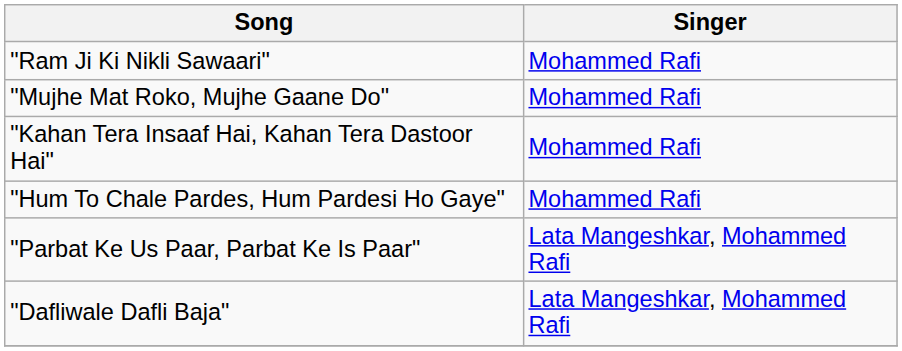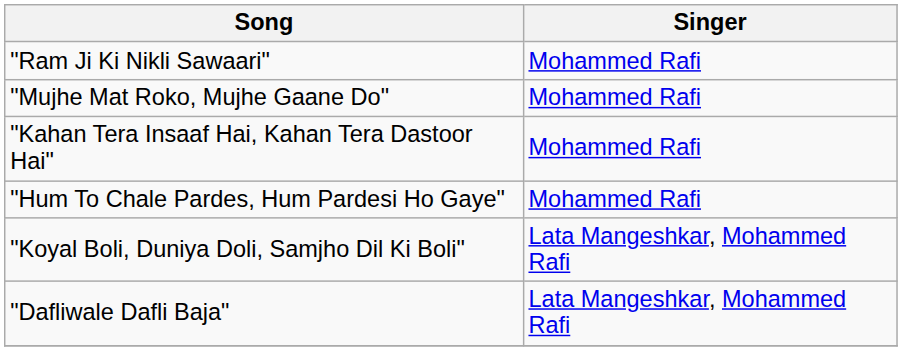- row: (215, 249)
+ row: (237, 249)
